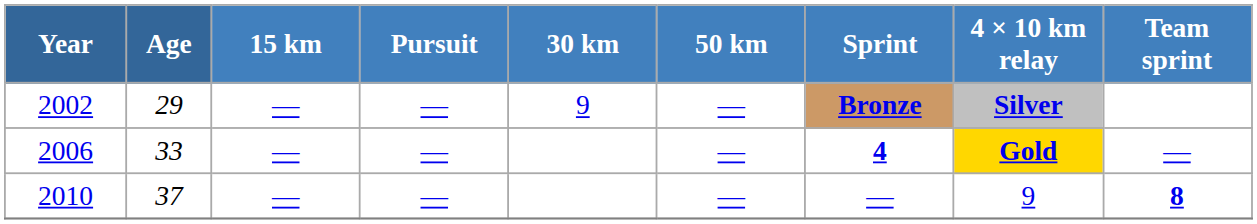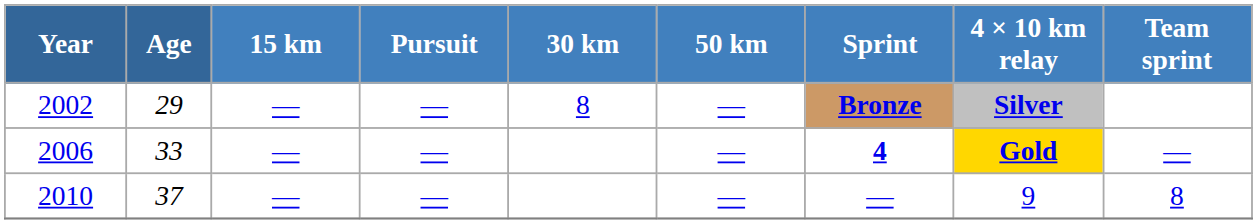(583, 105) 9 -> (583, 105) 8
(1177, 196) bold -> (1177, 196) normal
